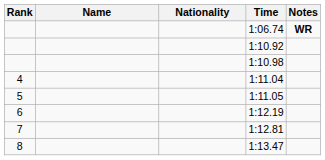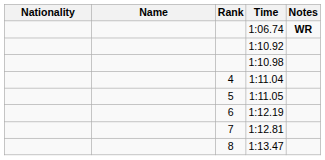columns swapped: (20, 12) <-> (202, 12)
